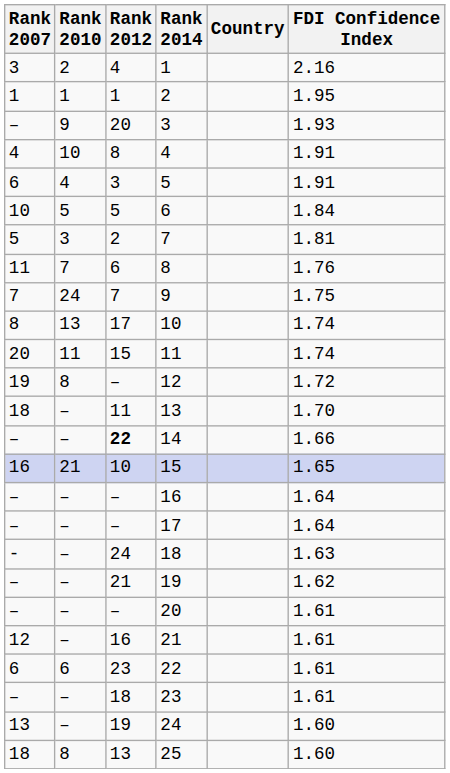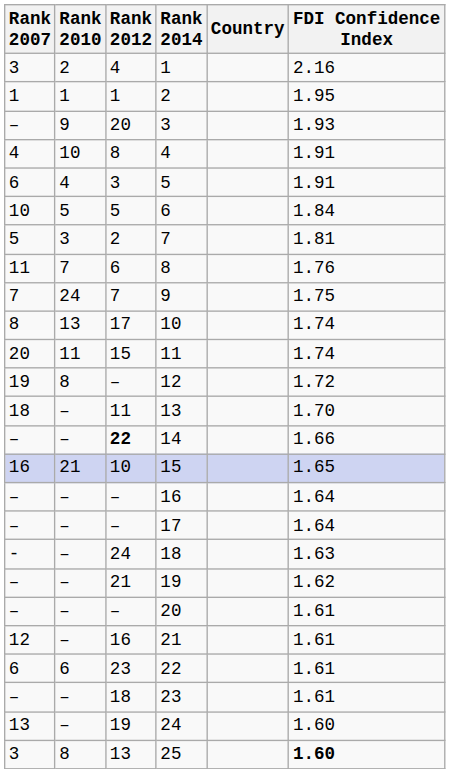(19, 754) 18 -> (14, 754) 3
(314, 754) normal -> (314, 754) bold
